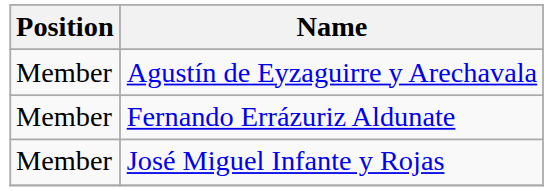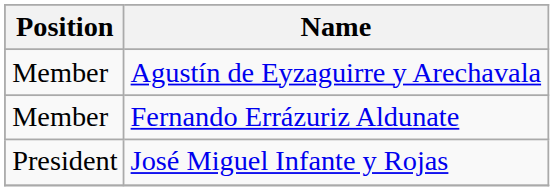(64, 161) Member -> (65, 161) President
